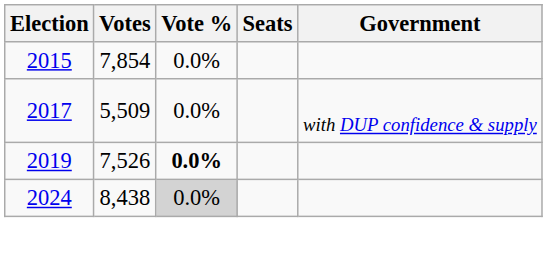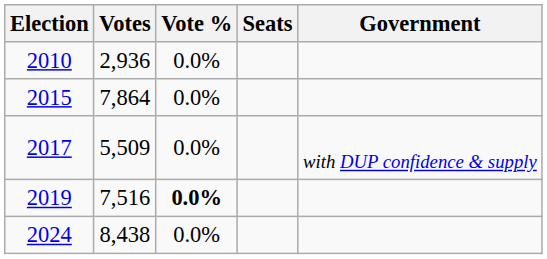+ row: (49, 60)
(125, 60) 7,854 -> (125, 97) 7,864
(125, 161) 7,526 -> (125, 198) 7,516
(197, 198) lightgrey background -> (197, 235) no background
